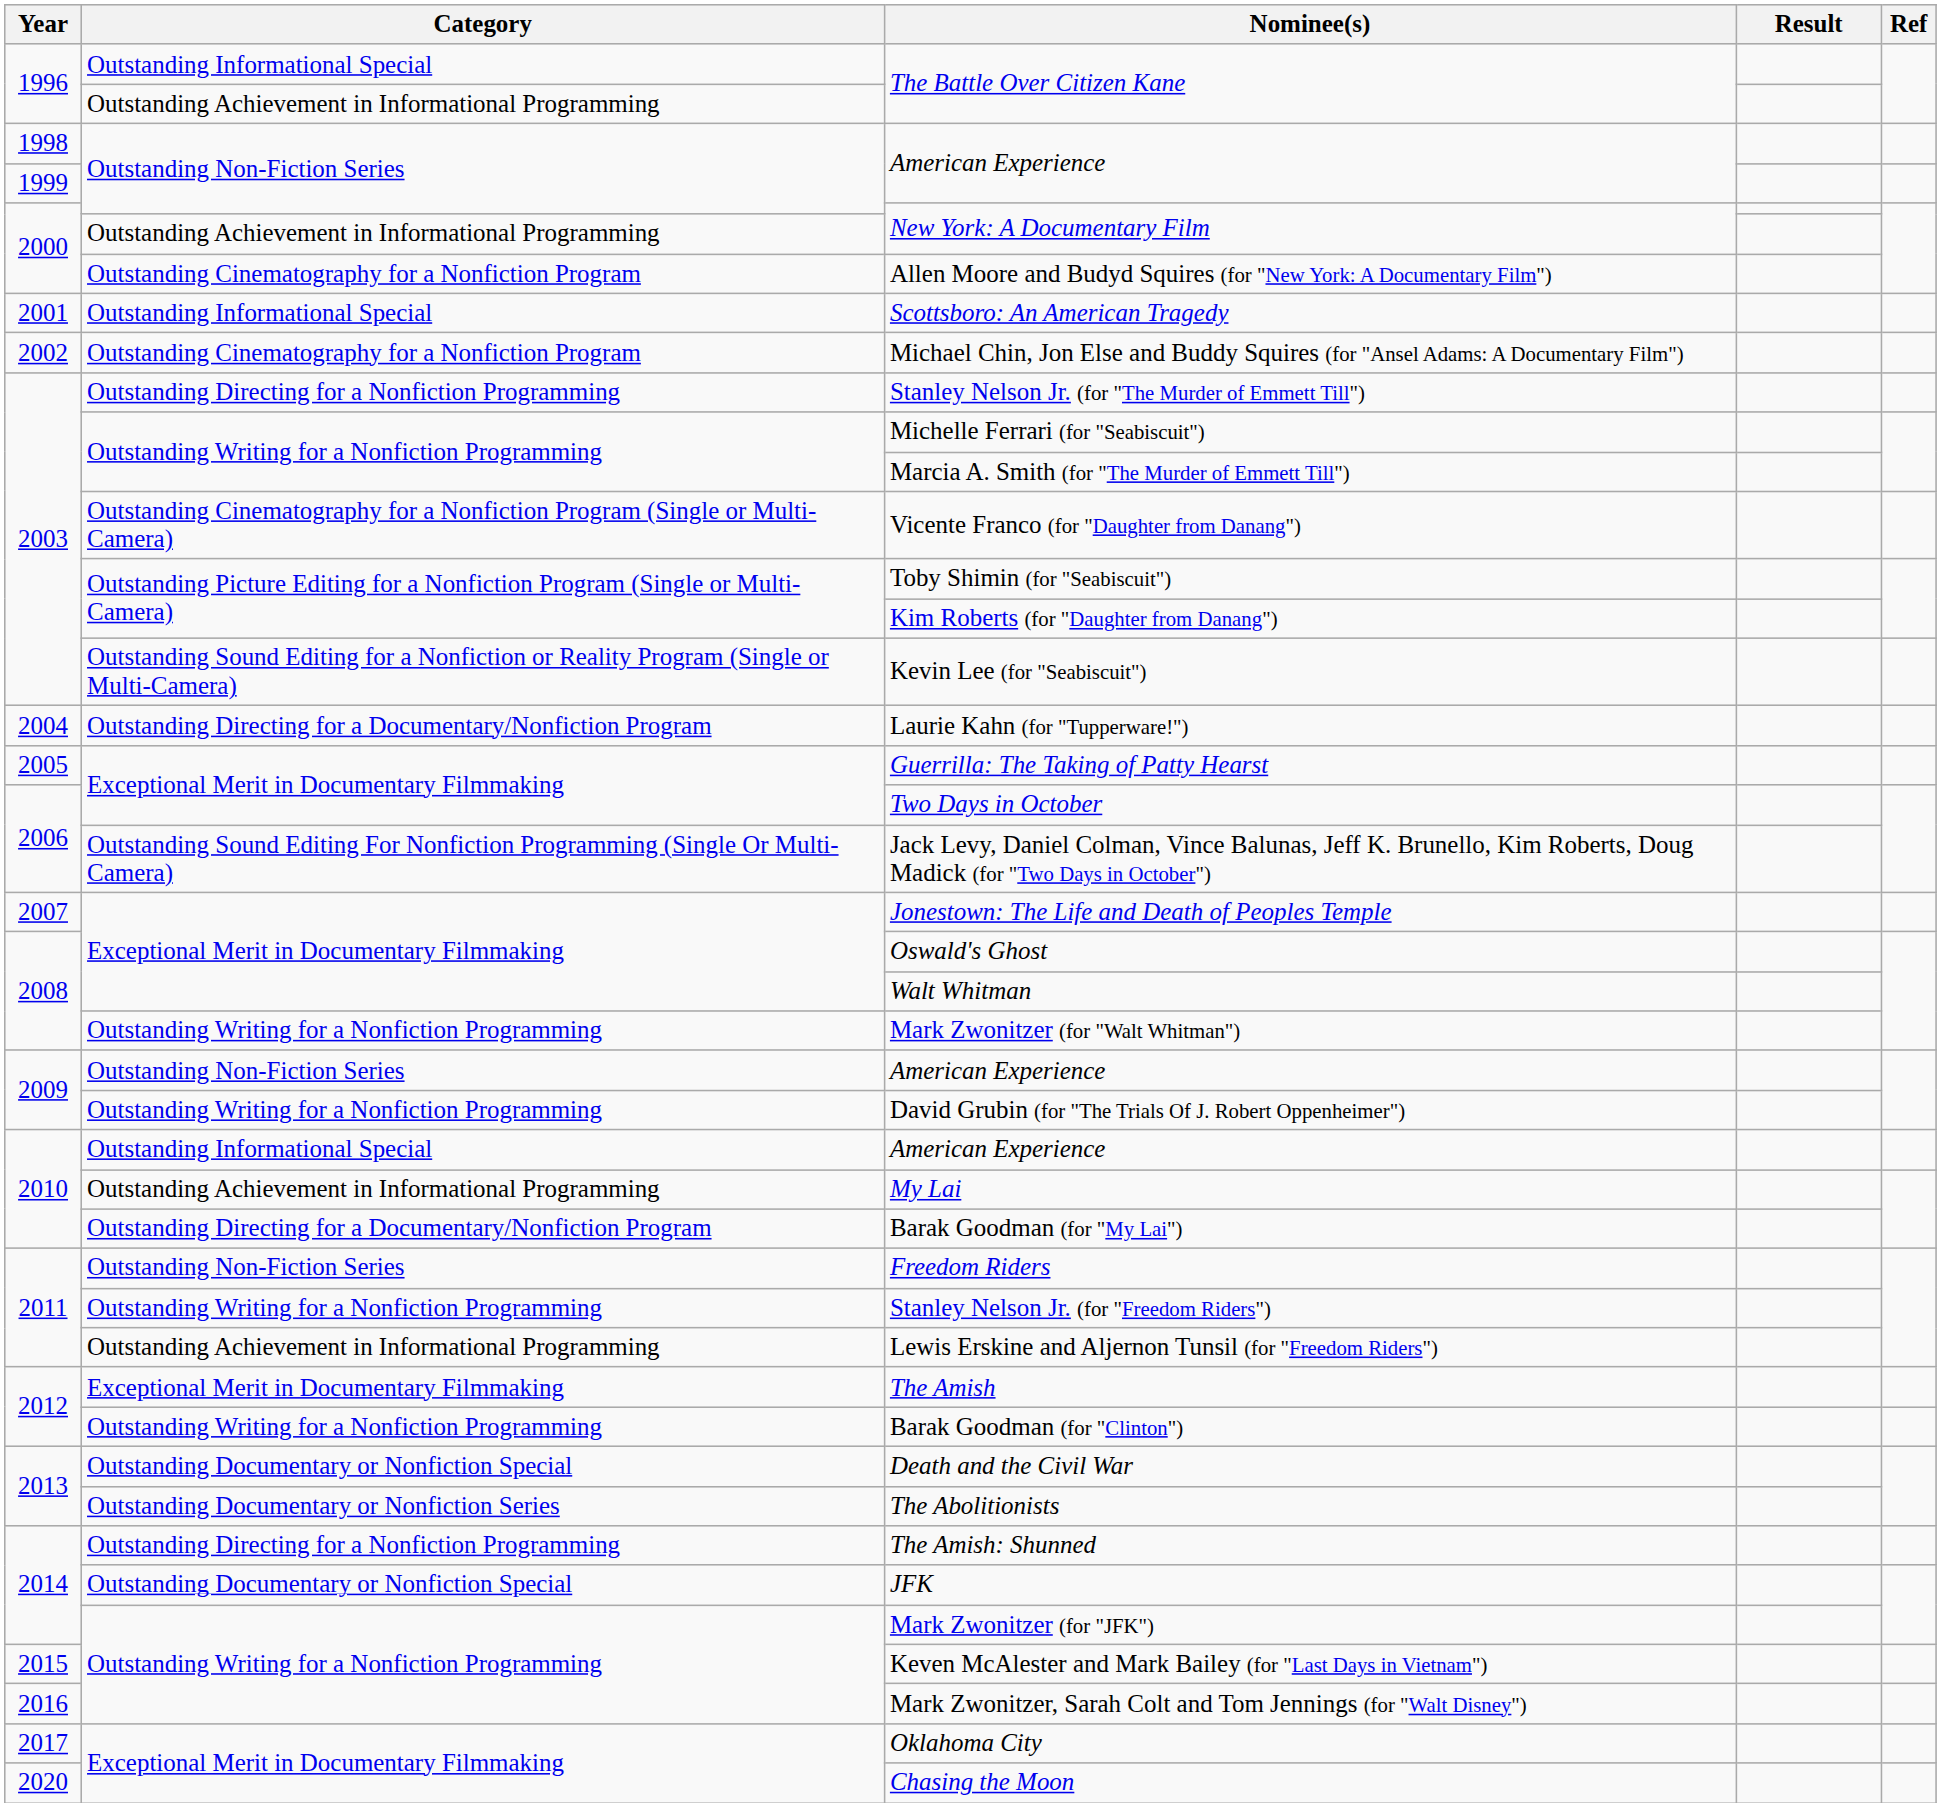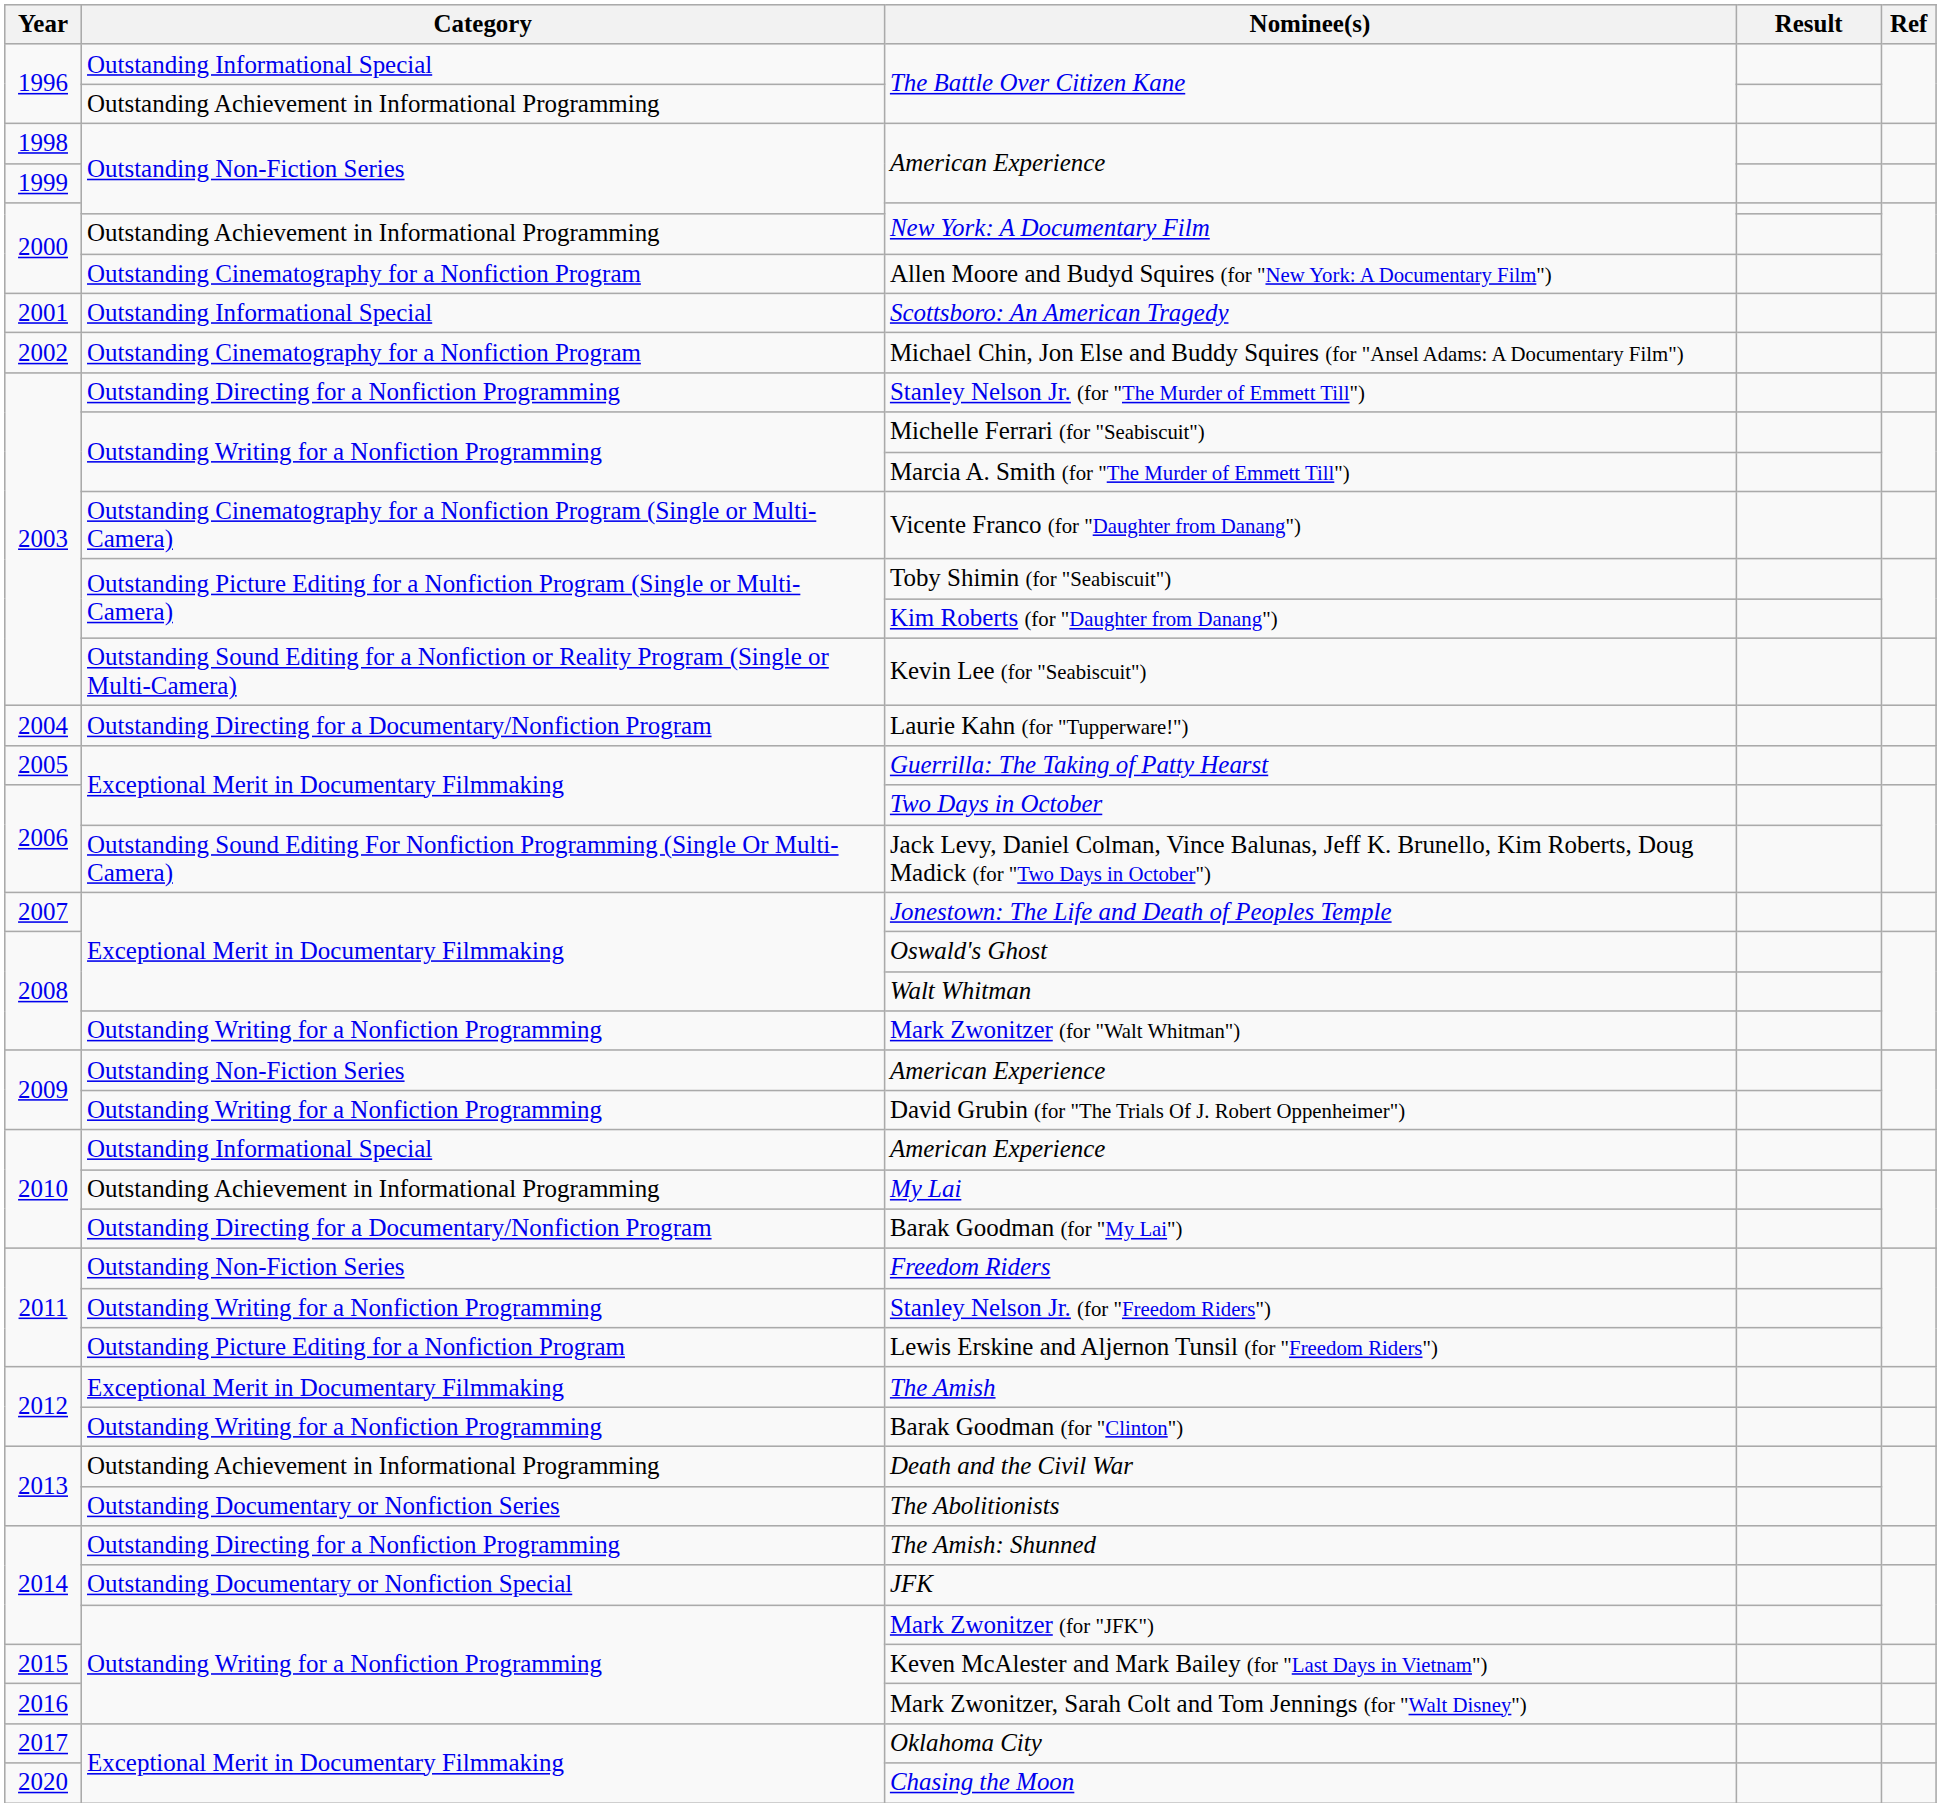(373, 1347) Outstanding Achievement in Informational Programming -> (356, 1347) Outstanding Picture Editing for a Nonfiction Program
(330, 1465) Outstanding Documentary or Nonfiction Special -> (373, 1465) Outstanding Achievement in Informational Programming
